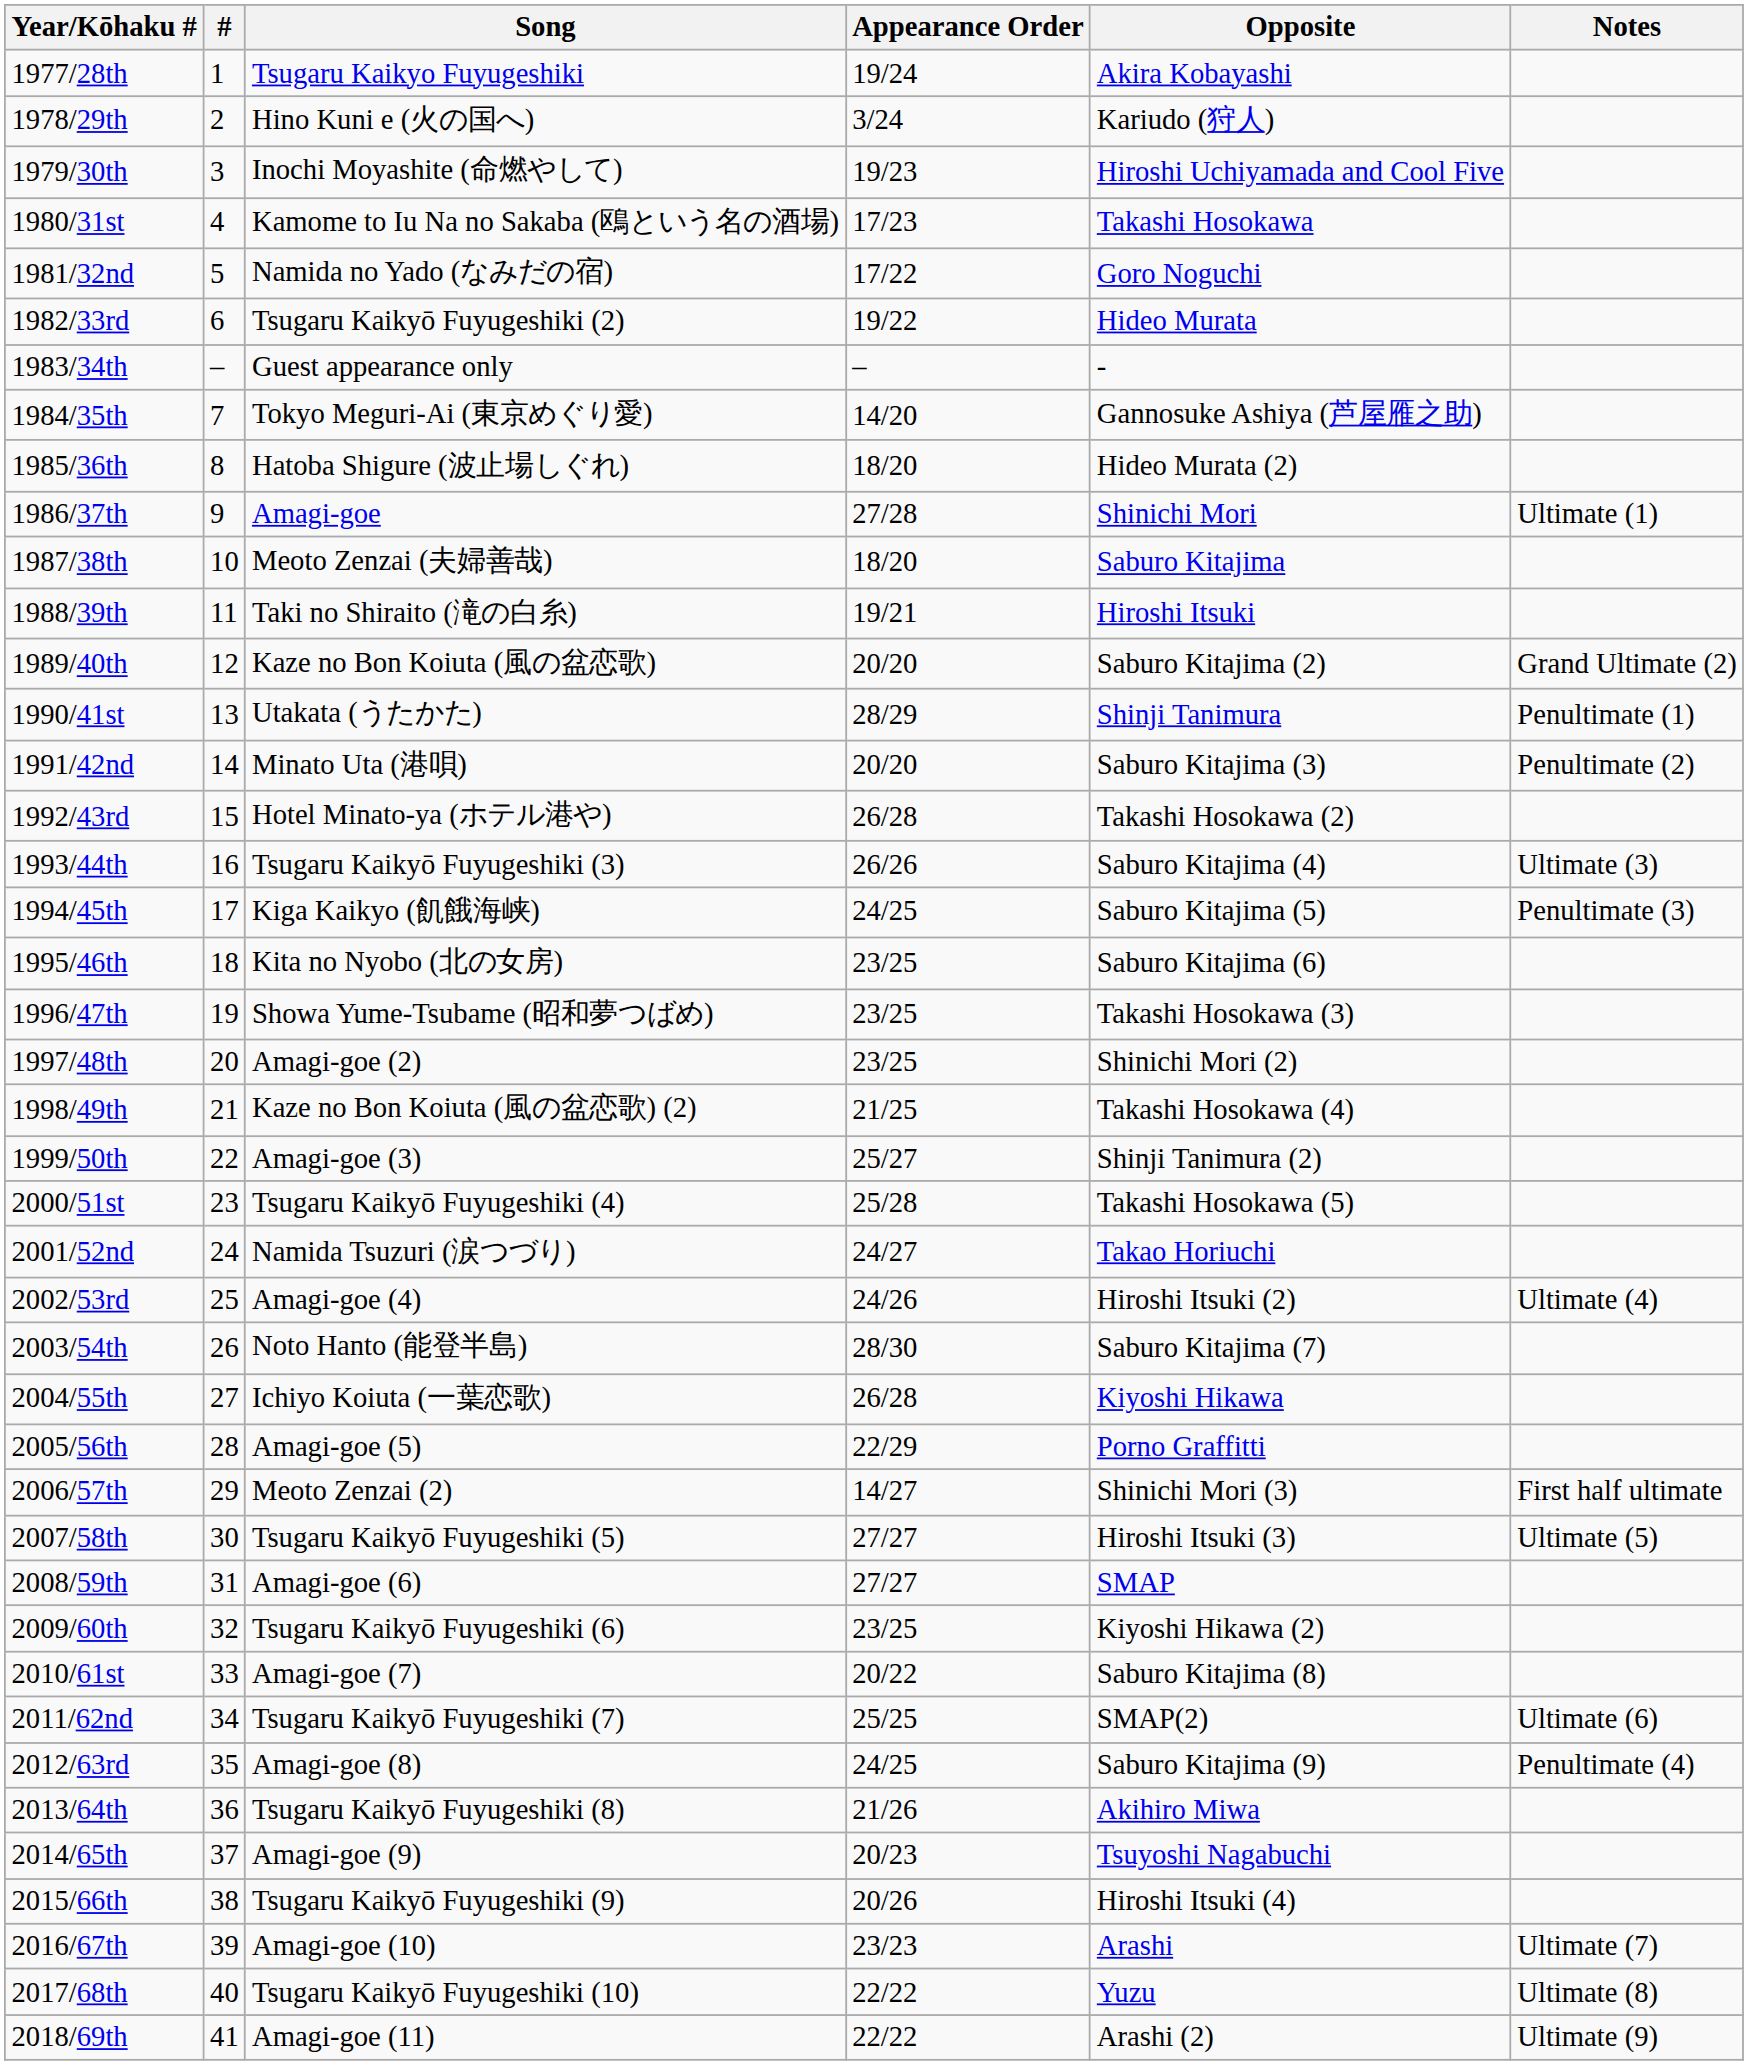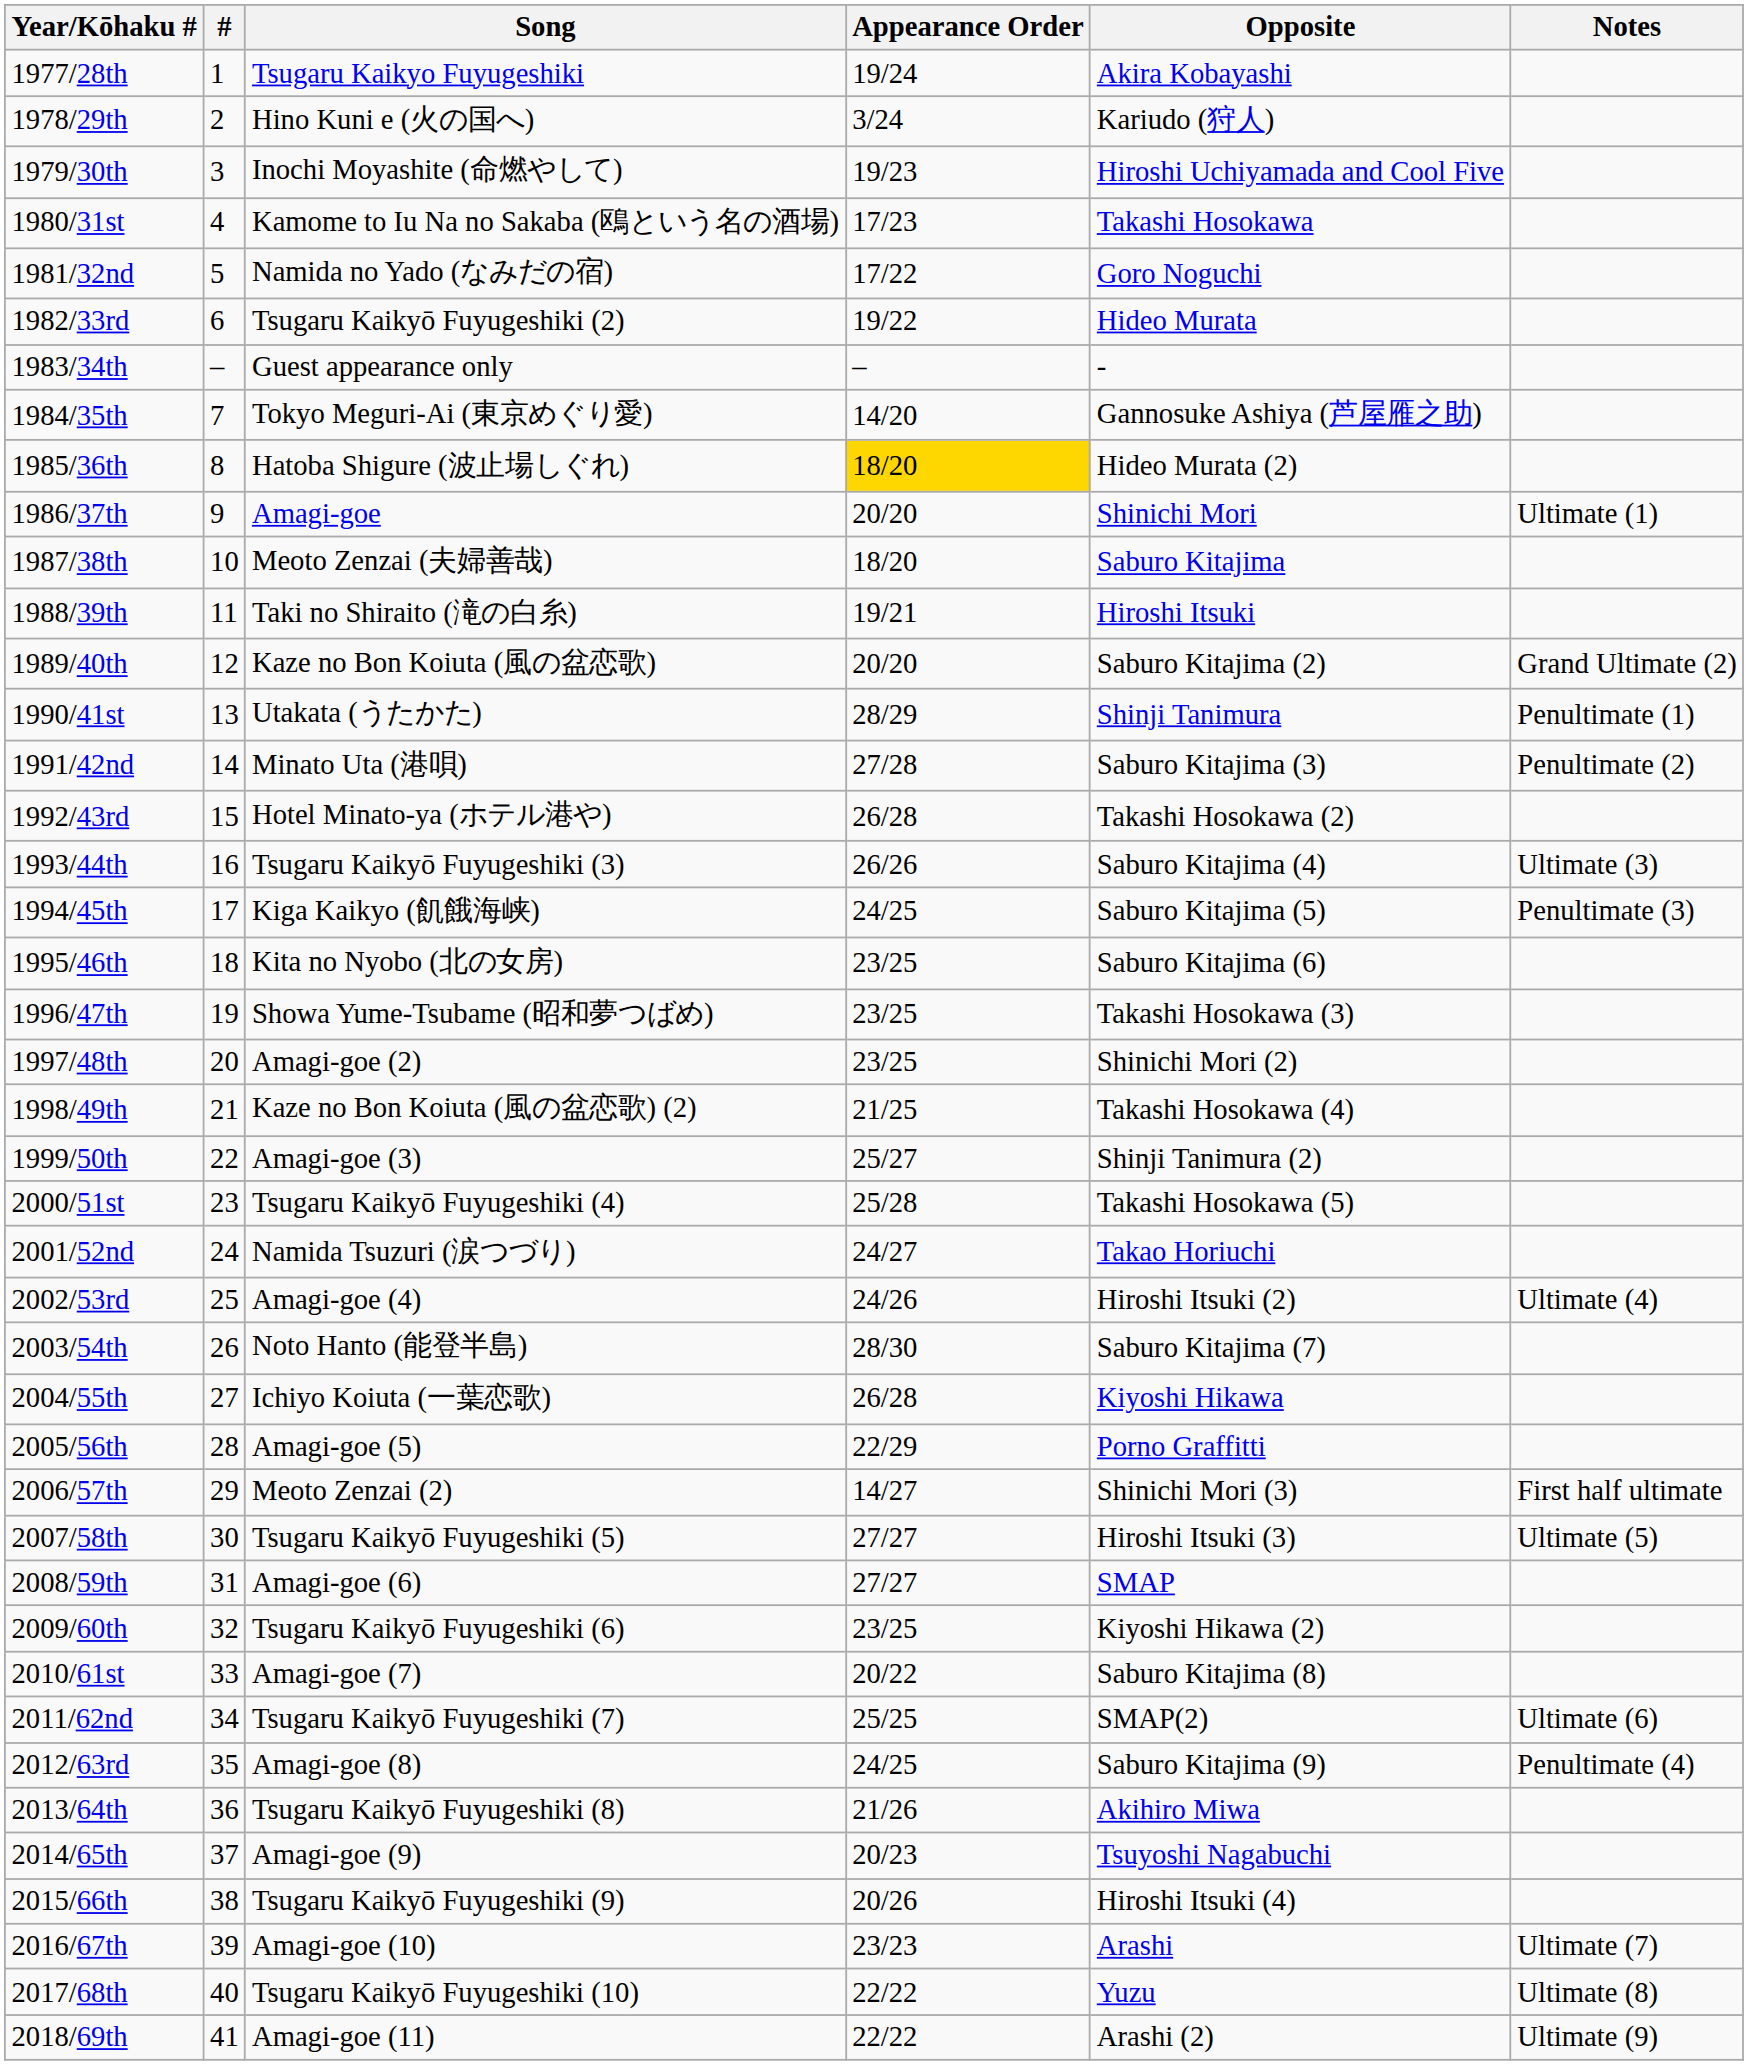(885, 465) no background -> (885, 465) gold background
(885, 513) 27/28 -> (885, 513) 20/20
(885, 764) 20/20 -> (885, 764) 27/28
